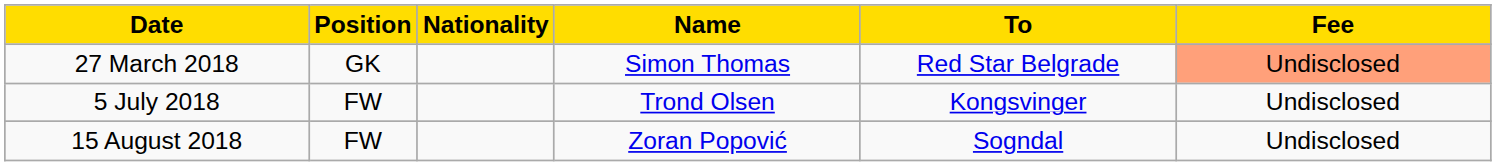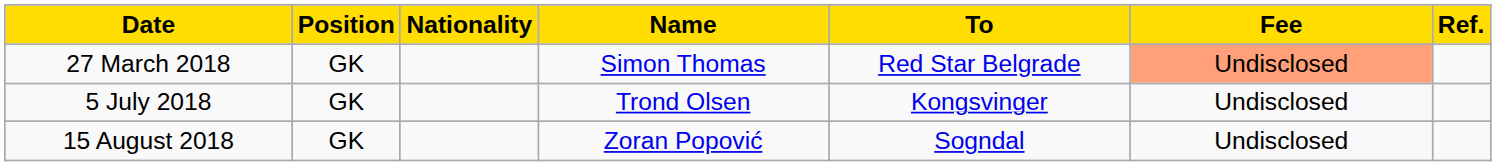+ column: (1461, 25)
(363, 103) FW -> (346, 103) GK
(363, 141) FW -> (346, 141) GK
